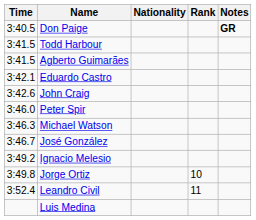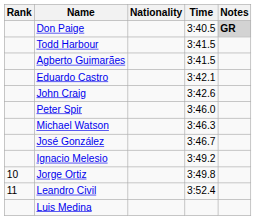columns swapped: (203, 12) <-> (21, 12)
(228, 28) no background -> (228, 28) lightgrey background
